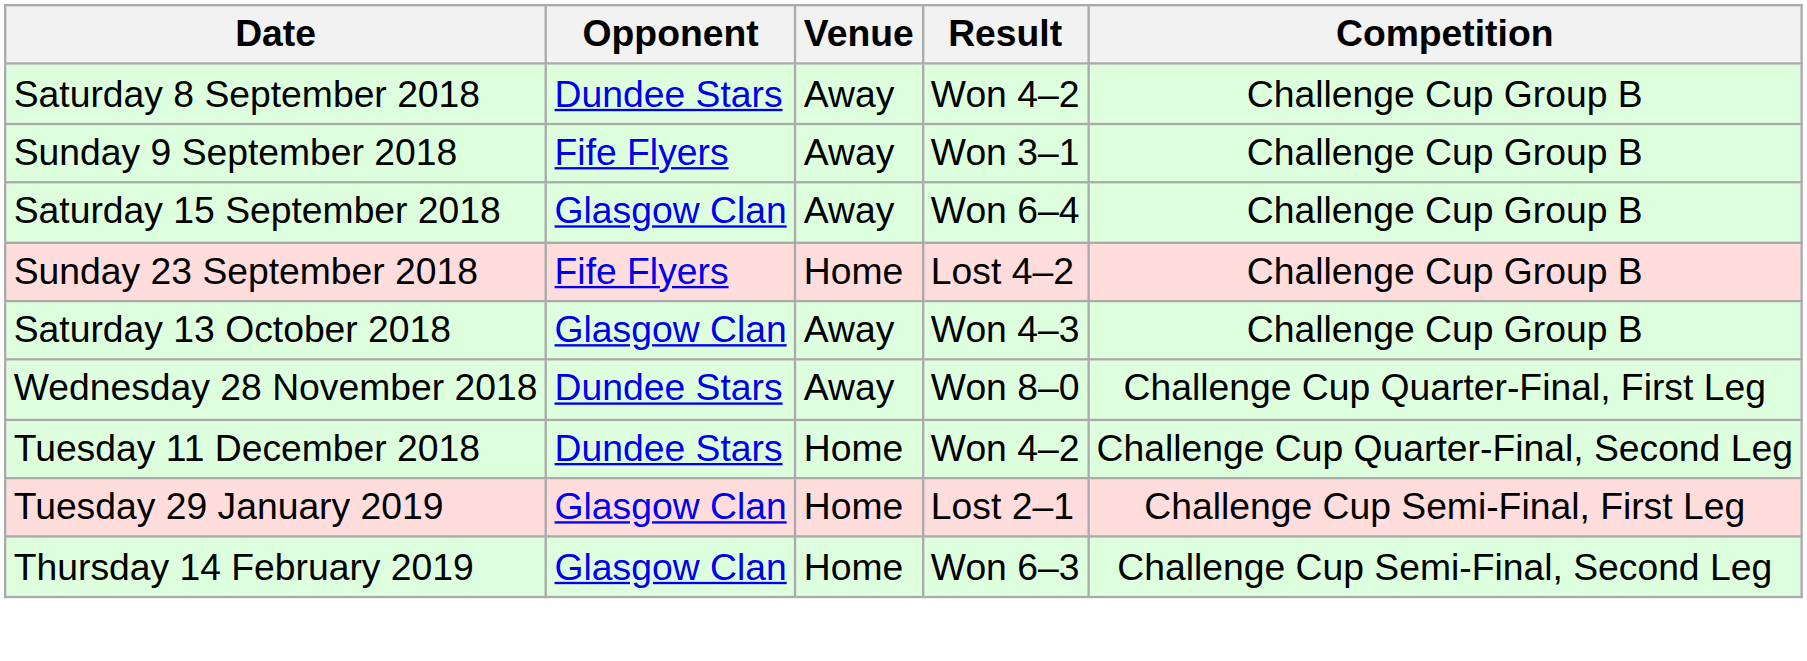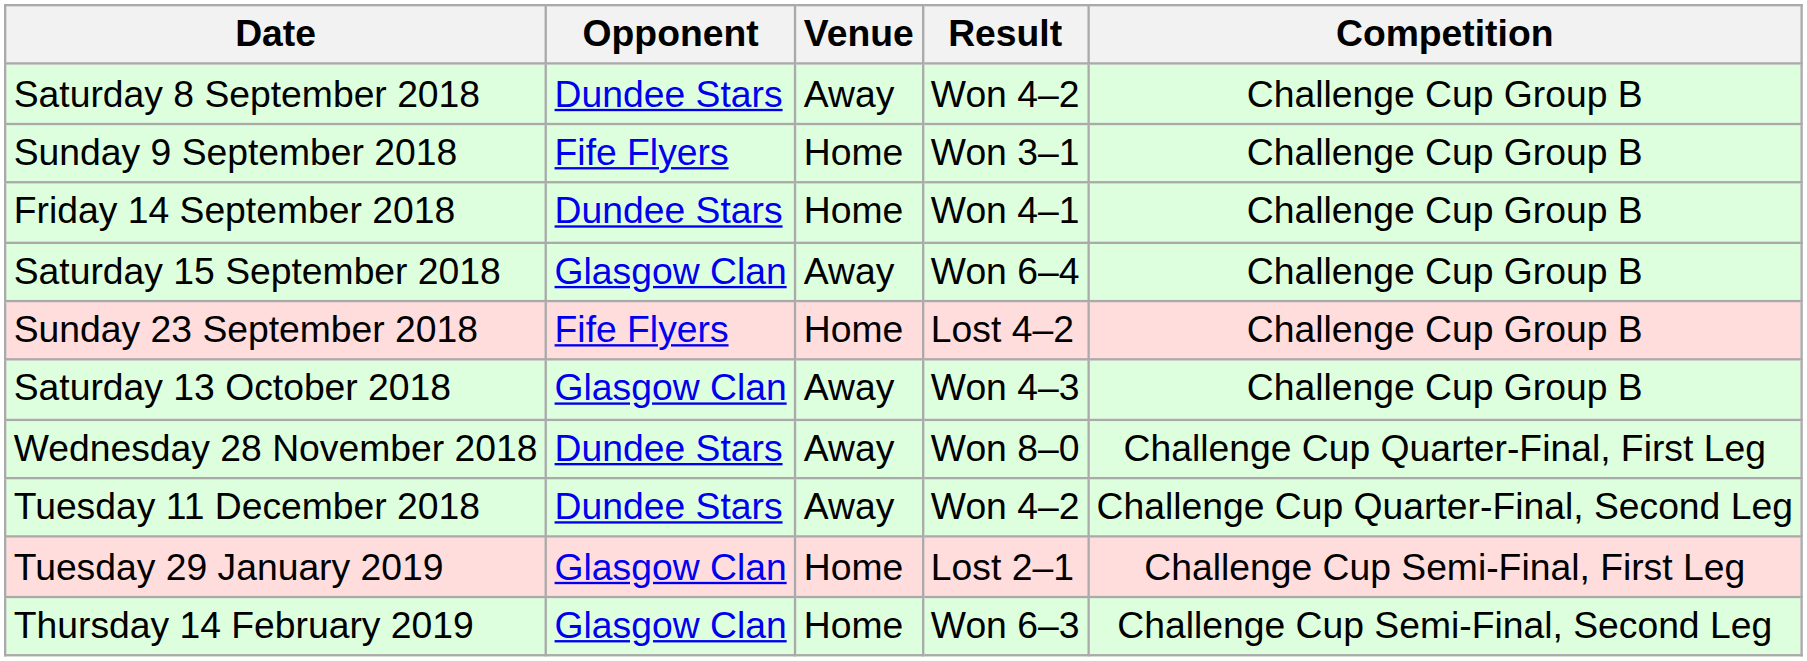(849, 152) Away -> (854, 152) Home
+ row: (234, 211)
(854, 447) Home -> (849, 507) Away
